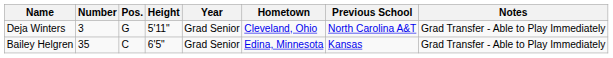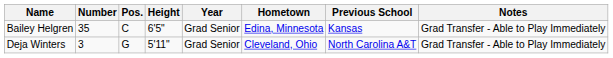rows swapped: (36, 28) <-> (40, 45)
